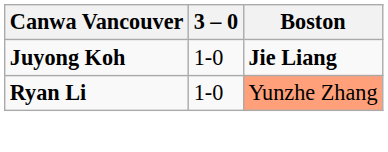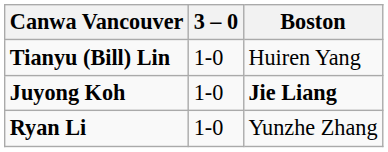+ row: (90, 57)
(313, 92) lightsalmon background -> (313, 127) no background
